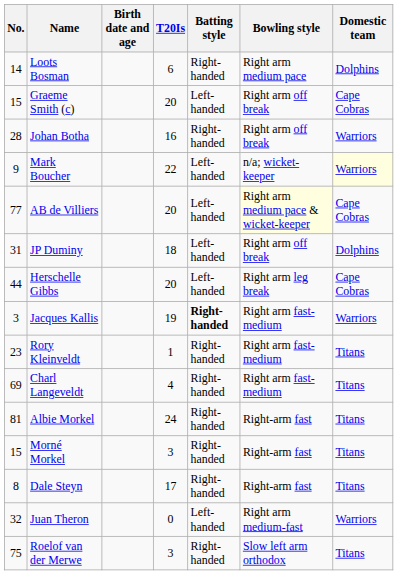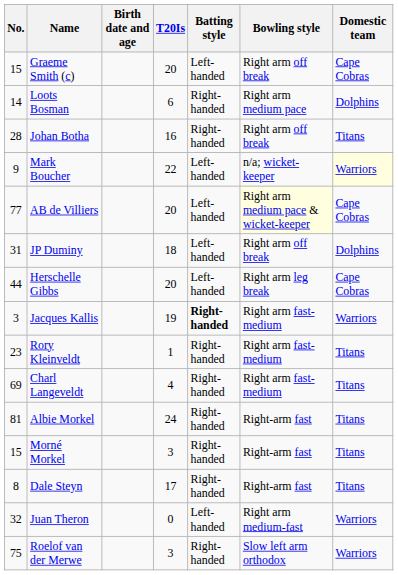rows swapped: (52, 102) <-> (50, 69)
(356, 136) Warriors -> (350, 136) Titans
(350, 553) Titans -> (356, 553) Warriors
